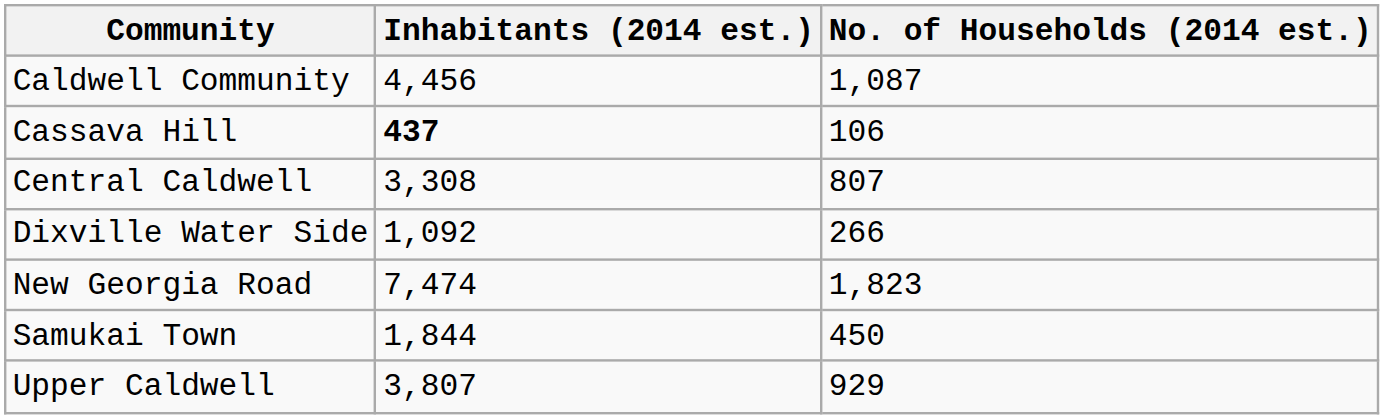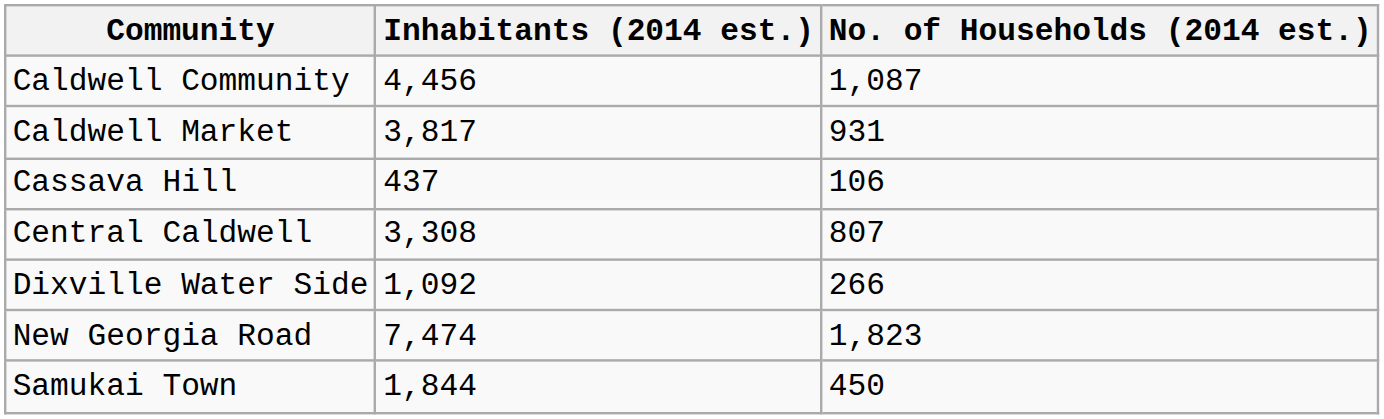+ row: (153, 132)
(411, 132) bold -> (411, 183) normal
- row: (144, 387)
